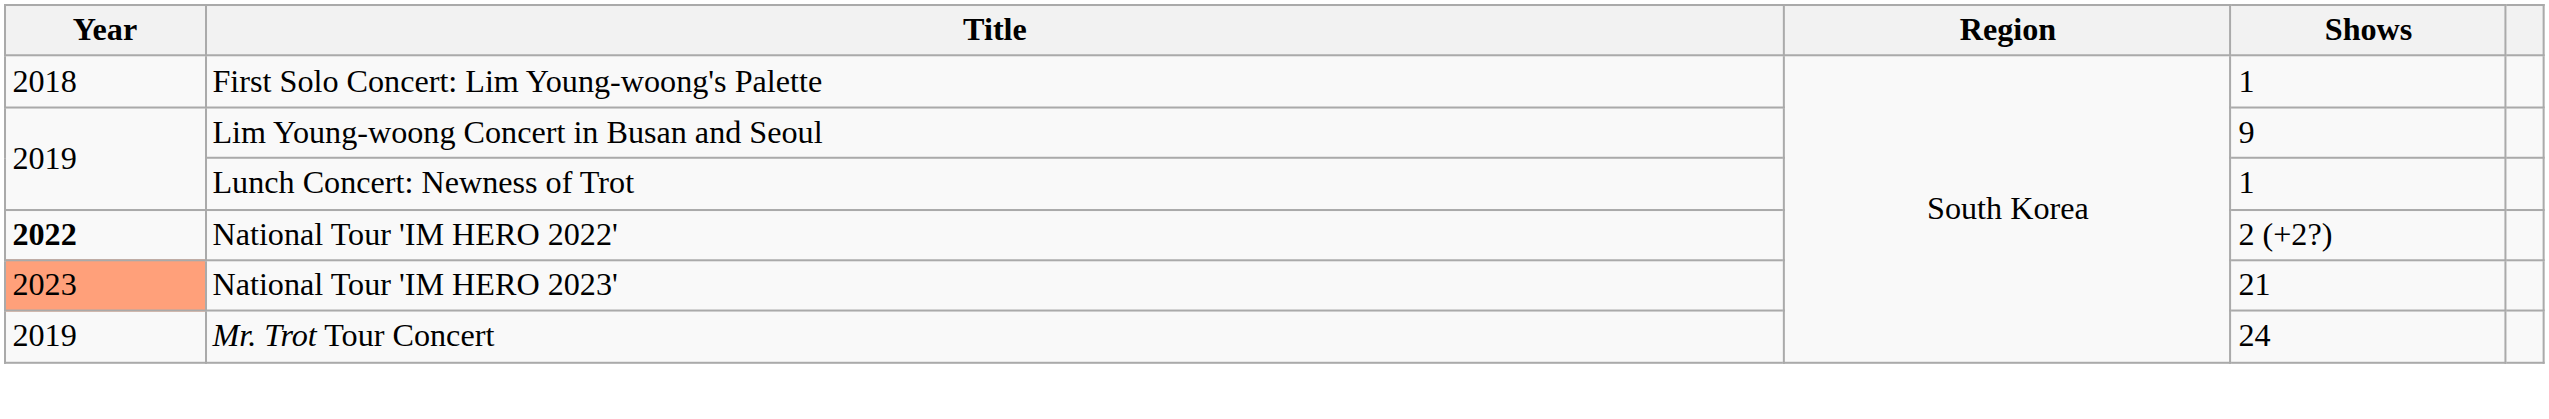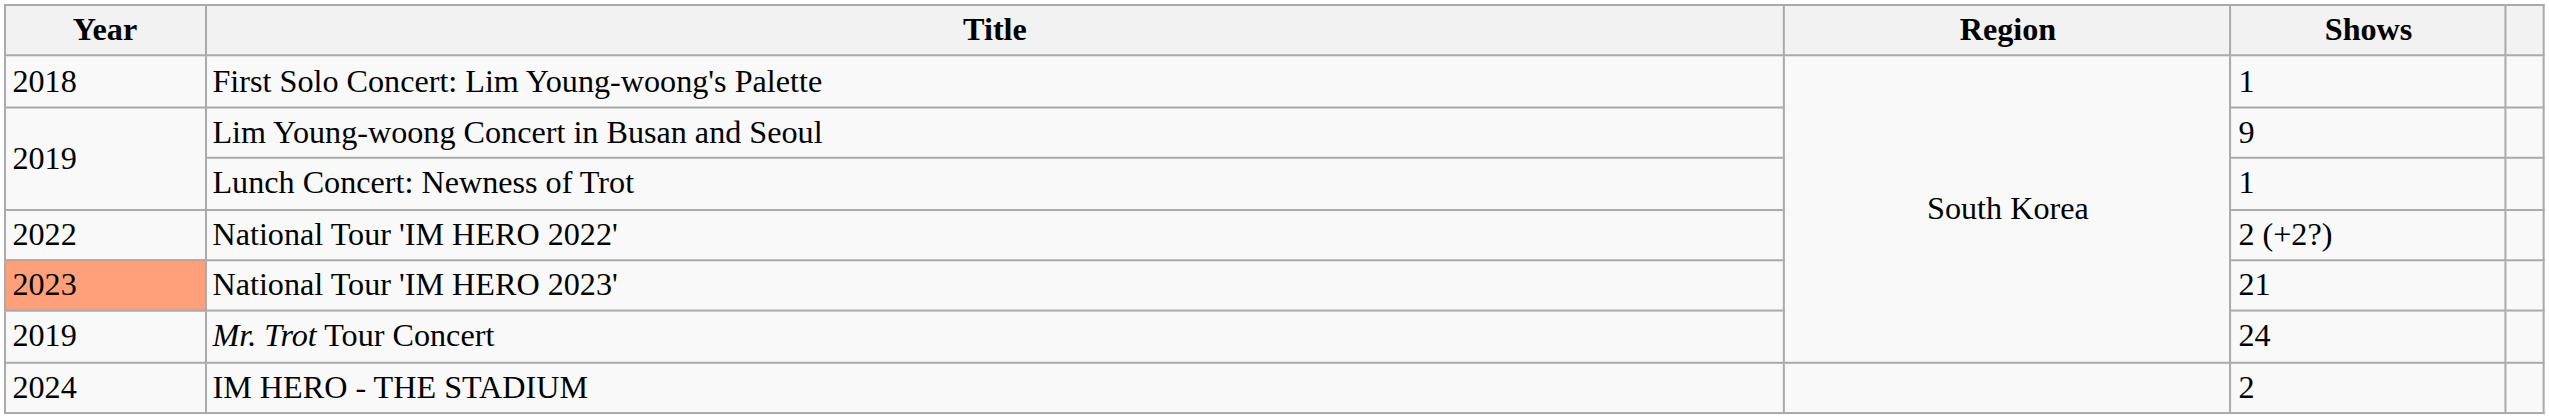(45, 234) bold -> (45, 234) normal
+ row: (400, 387)
